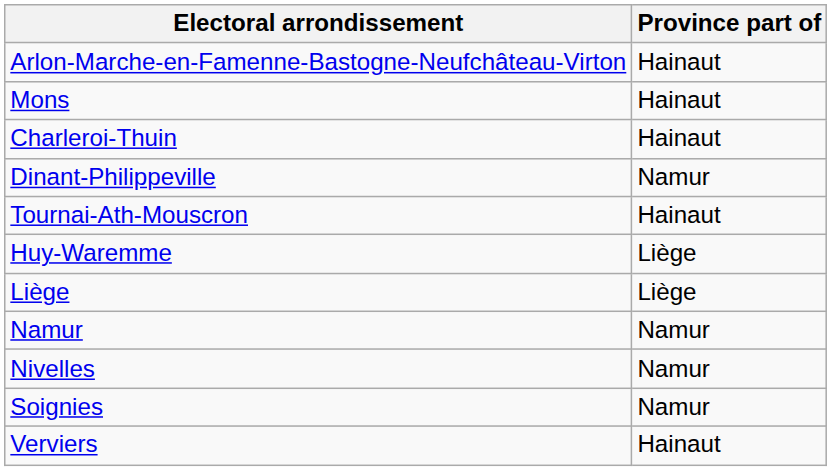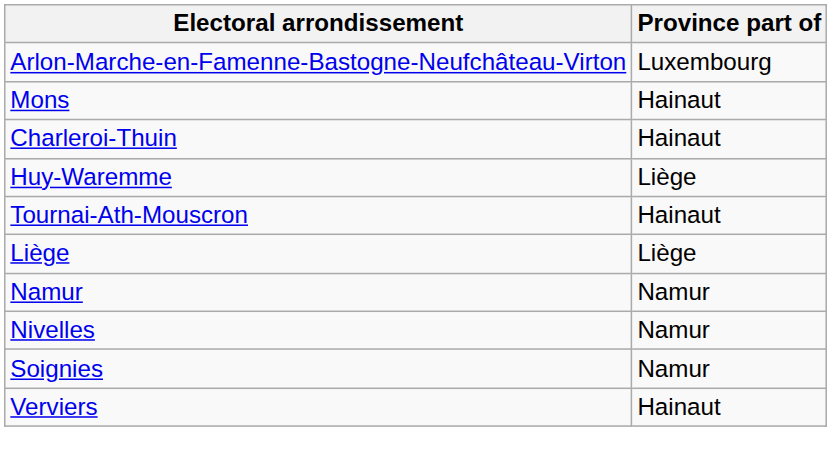(679, 61) Hainaut -> (705, 61) Luxembourg
- row: (113, 176)
rows swapped: (129, 215) <-> (91, 253)
